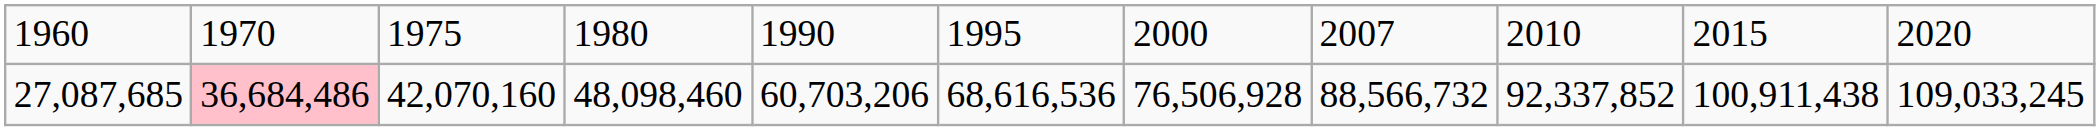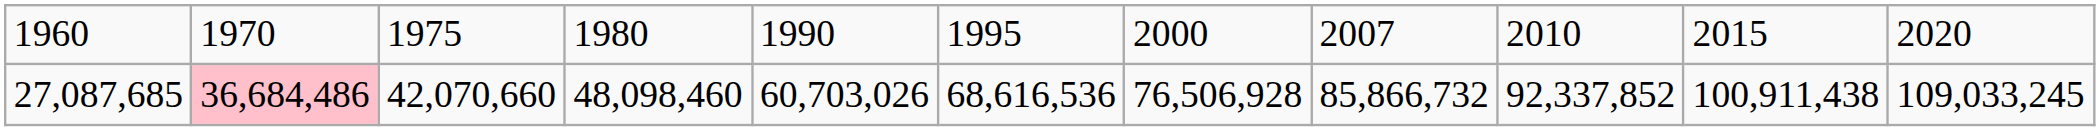(472, 93) 42,070,160 -> (472, 93) 42,070,660
(845, 93) 60,703,206 -> (845, 93) 60,703,026
(1404, 93) 88,566,732 -> (1404, 93) 85,866,732
